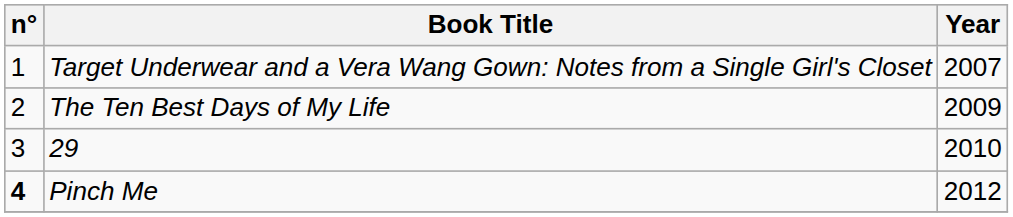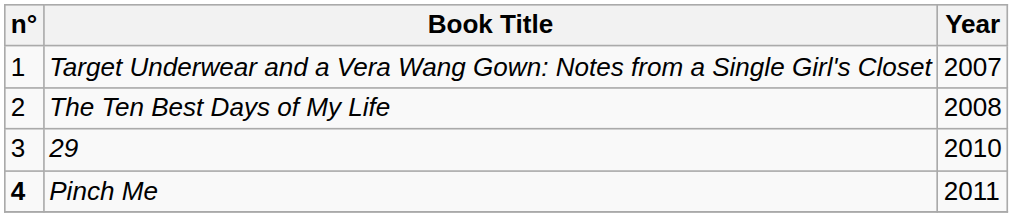(973, 107) 2009 -> (973, 107) 2008
(973, 190) 2012 -> (972, 190) 2011
